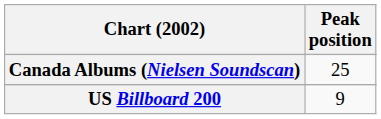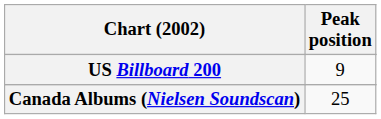rows swapped: (155, 69) <-> (155, 98)
